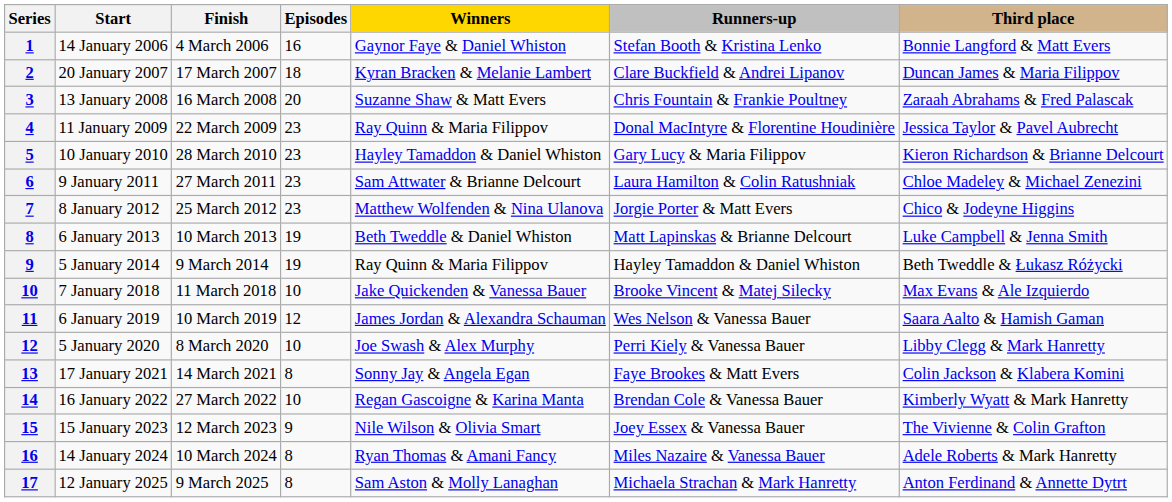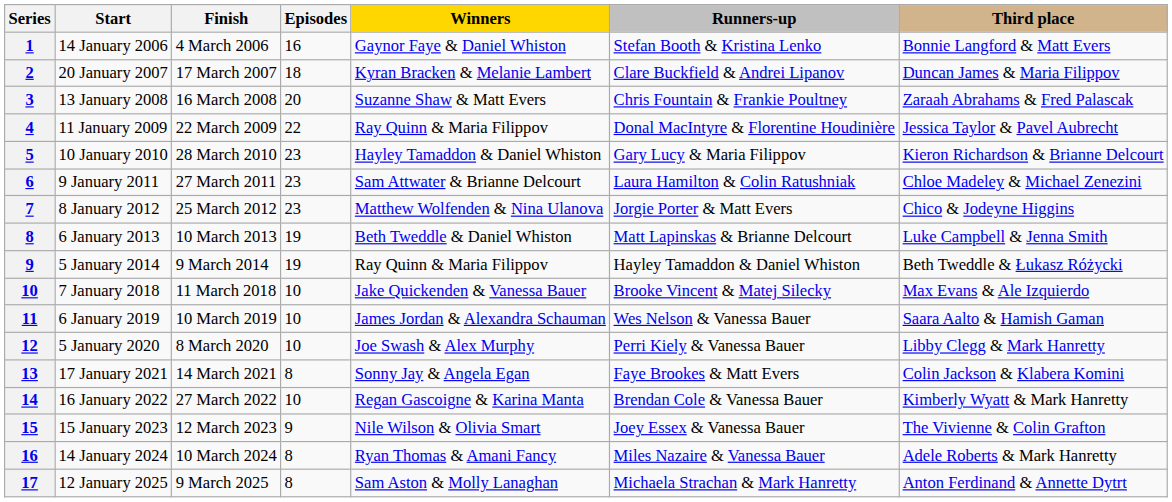(293, 127) 23 -> (293, 127) 22
(293, 318) 12 -> (293, 318) 10
